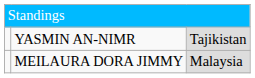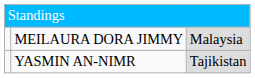rows swapped: (99, 61) <-> (75, 38)
